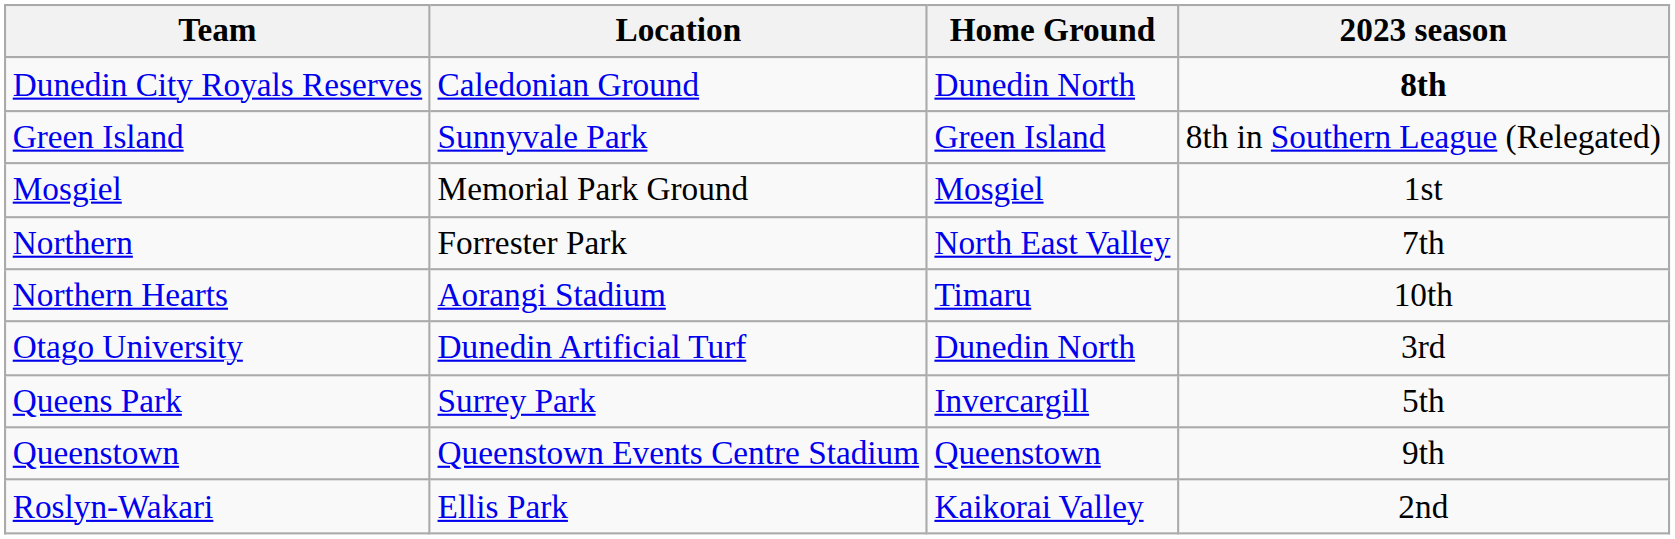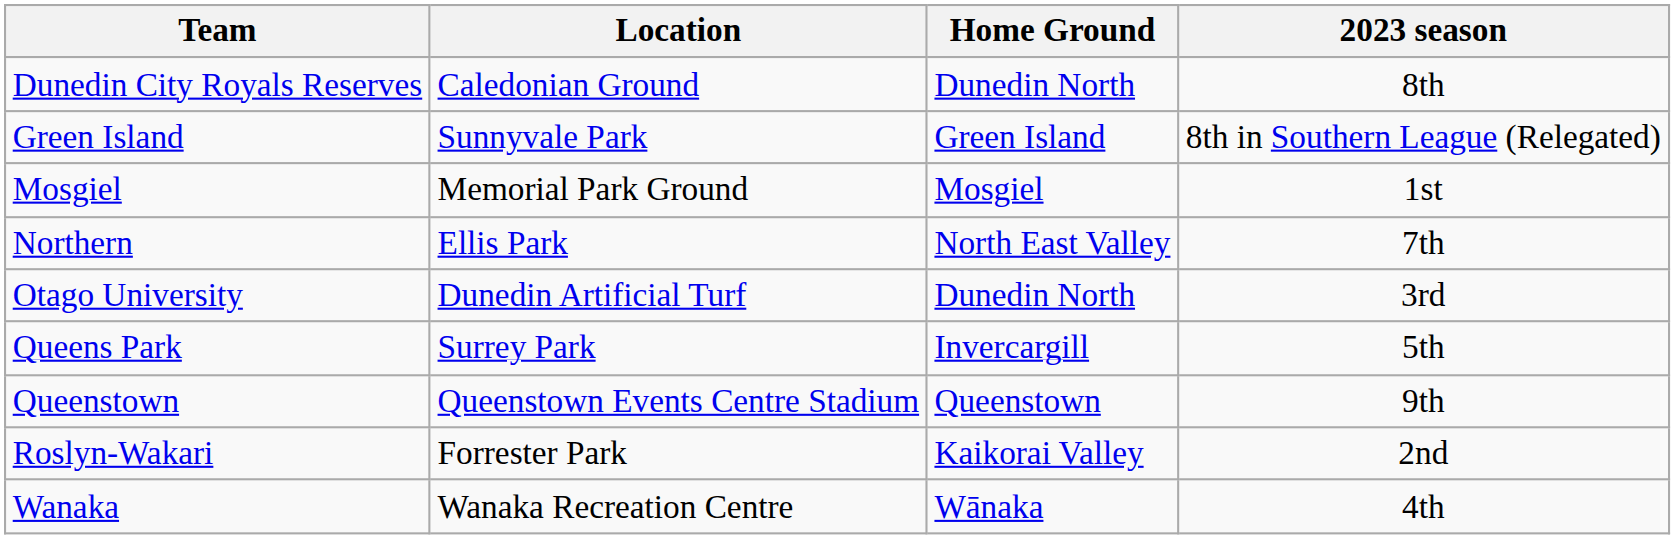(1423, 83) bold -> (1423, 83) normal
(532, 242) Forrester Park -> (503, 242) Ellis Park
- row: (120, 294)
(503, 505) Ellis Park -> (532, 453) Forrester Park
+ row: (66, 505)
